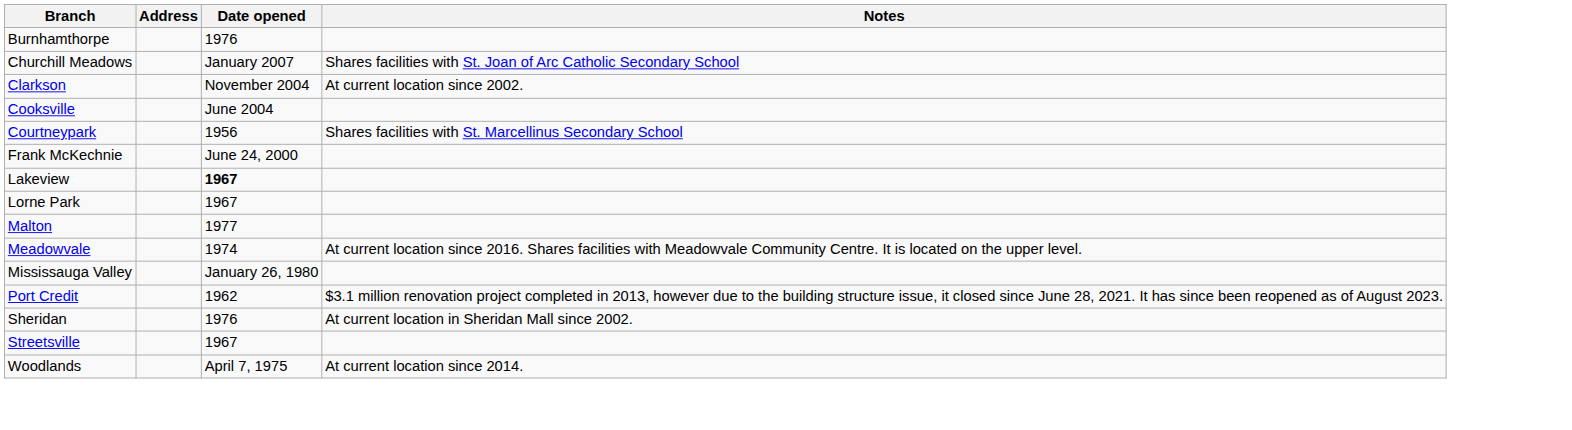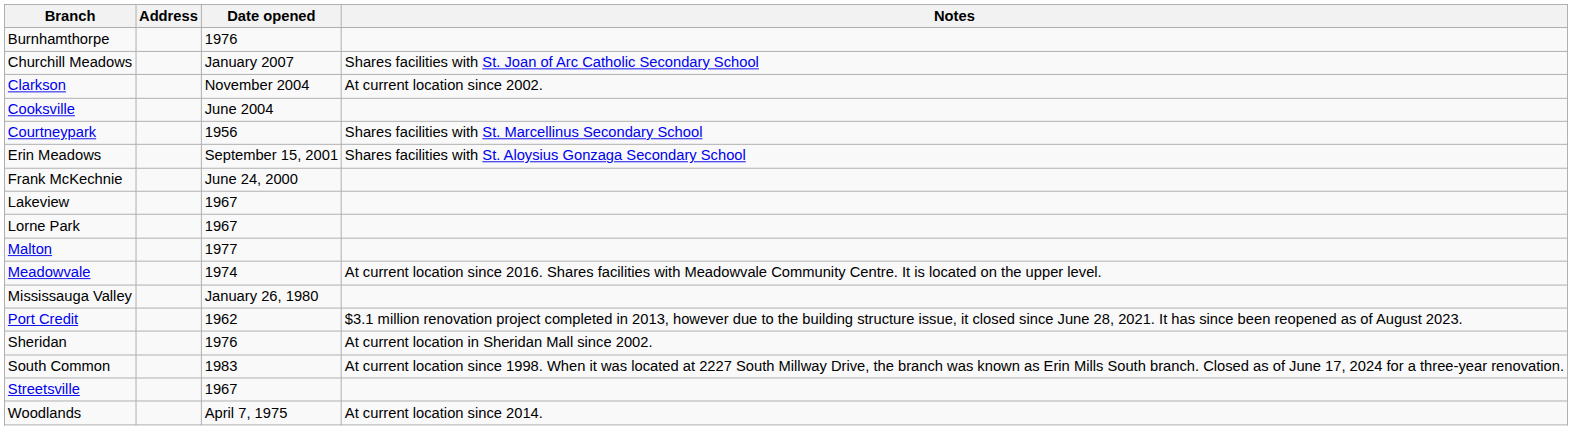+ row: (54, 156)
(221, 179) bold -> (221, 202) normal
+ row: (59, 366)
